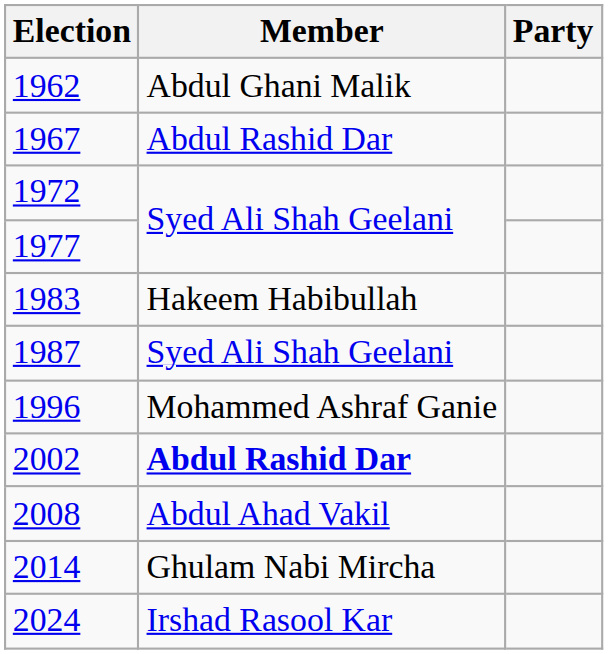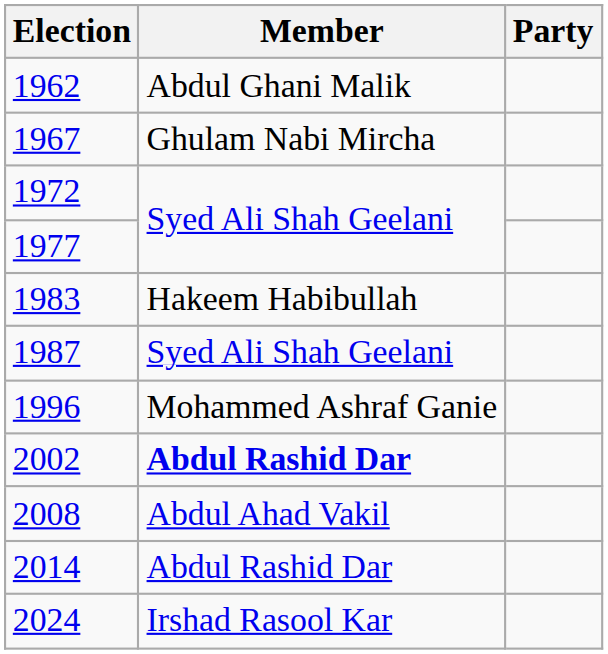(269, 138) Abdul Rashid Dar -> (291, 138) Ghulam Nabi Mircha
(291, 566) Ghulam Nabi Mircha -> (269, 566) Abdul Rashid Dar
